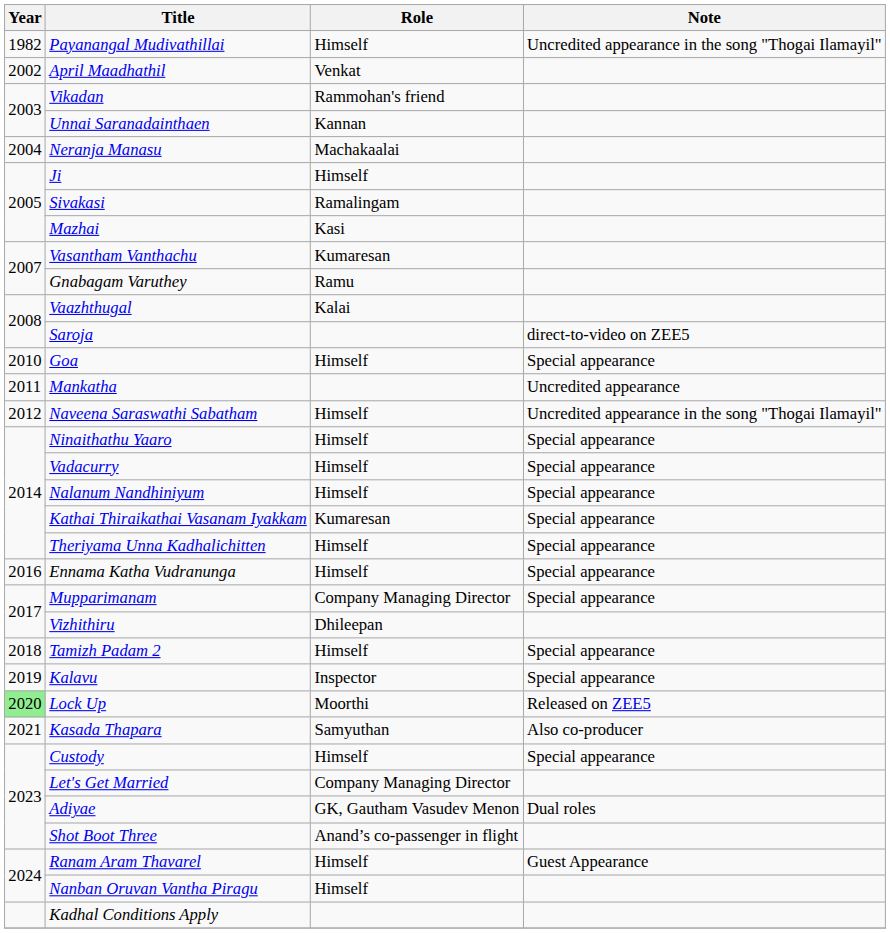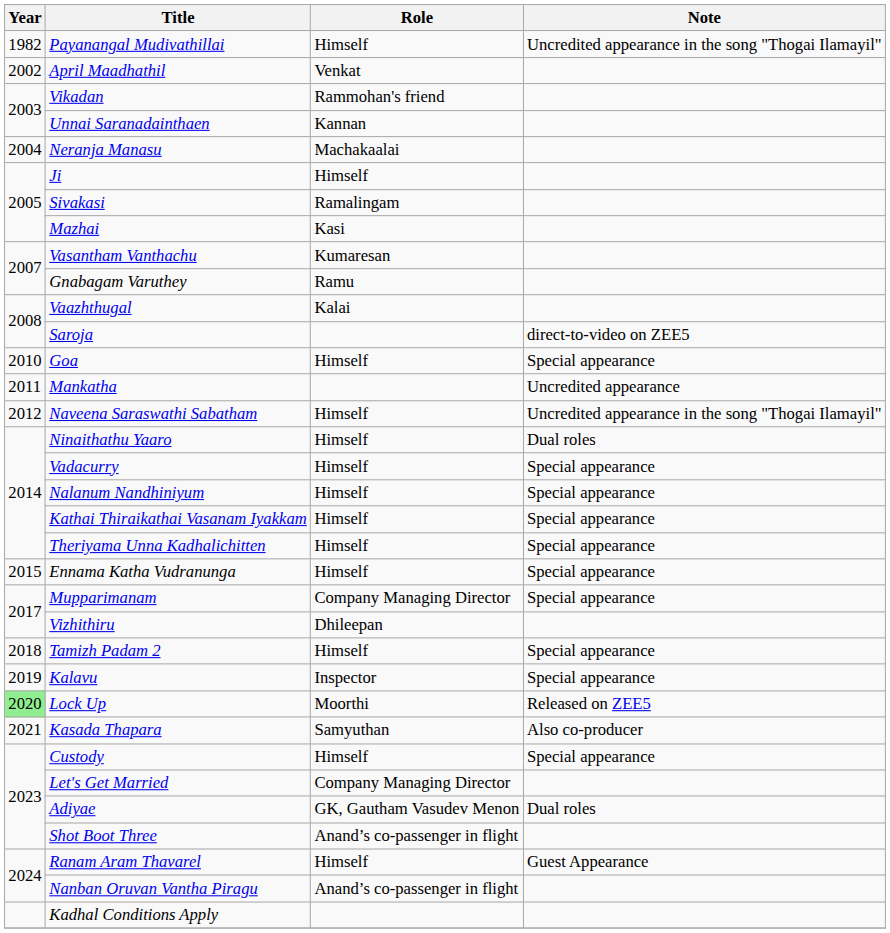(591, 439) Special appearance -> (561, 439) Dual roles
(352, 519) Kumaresan -> (341, 519) Himself
(25, 571) 2016 -> (25, 571) 2015
(341, 888) Himself -> (416, 888) Anand’s co-passenger in flight
